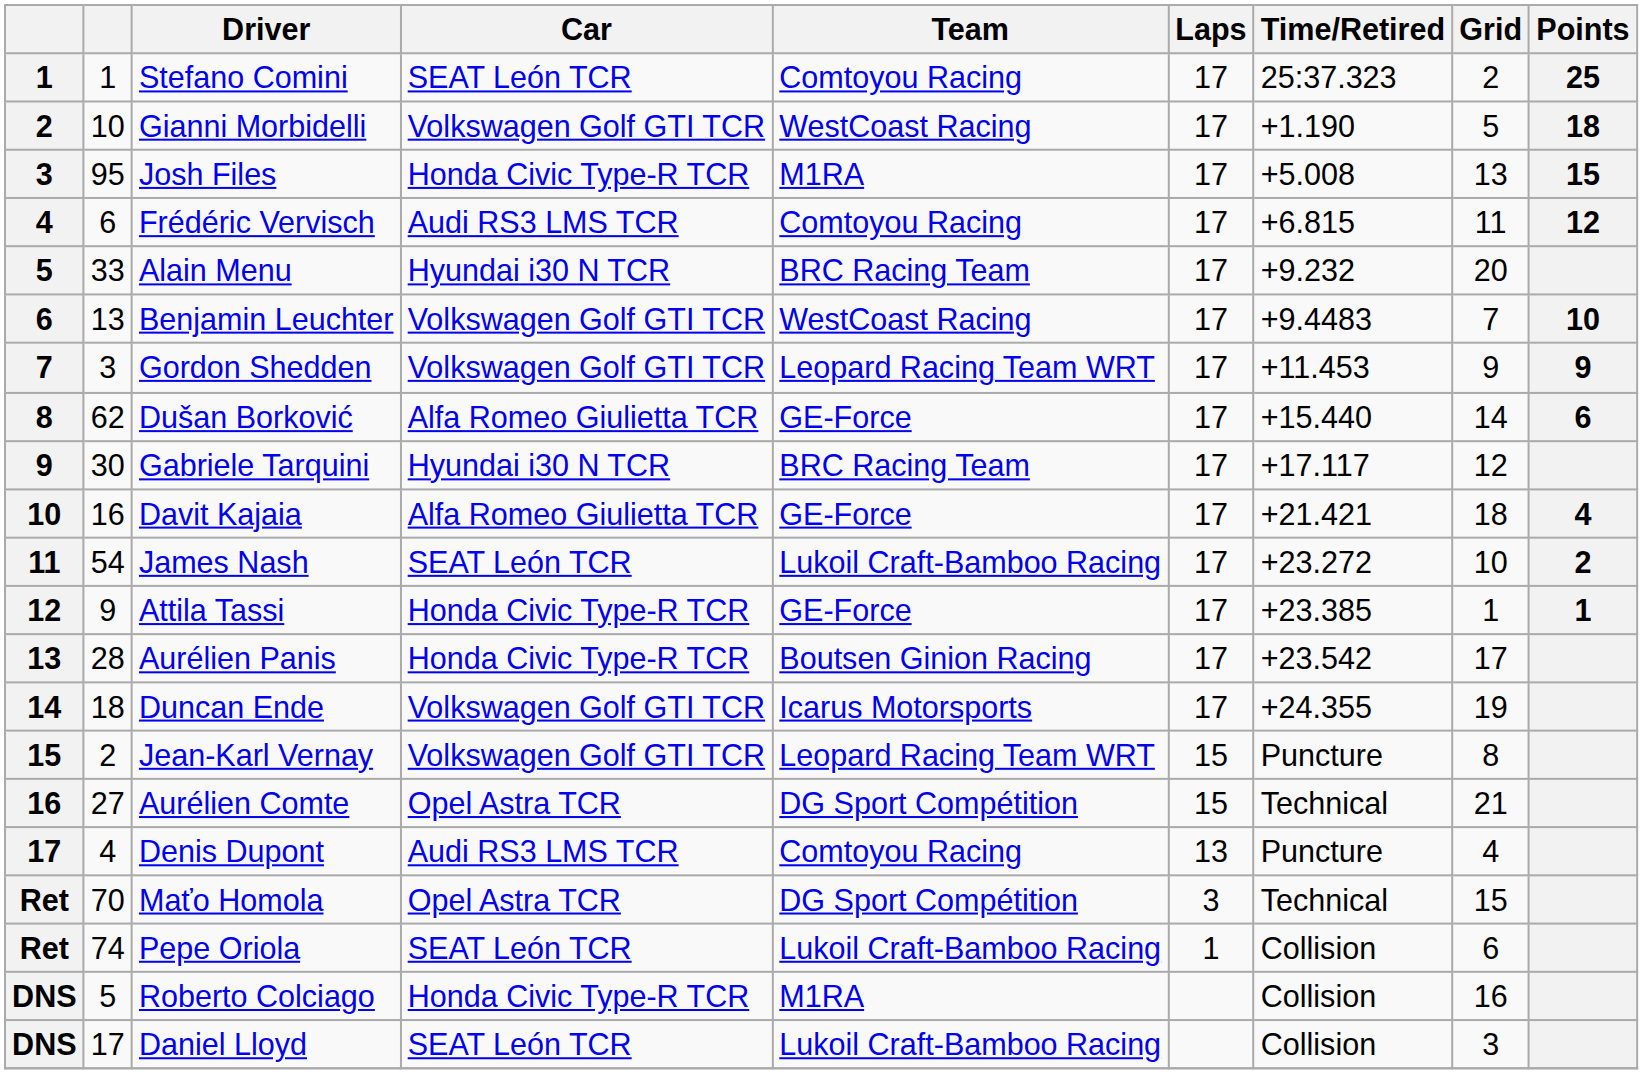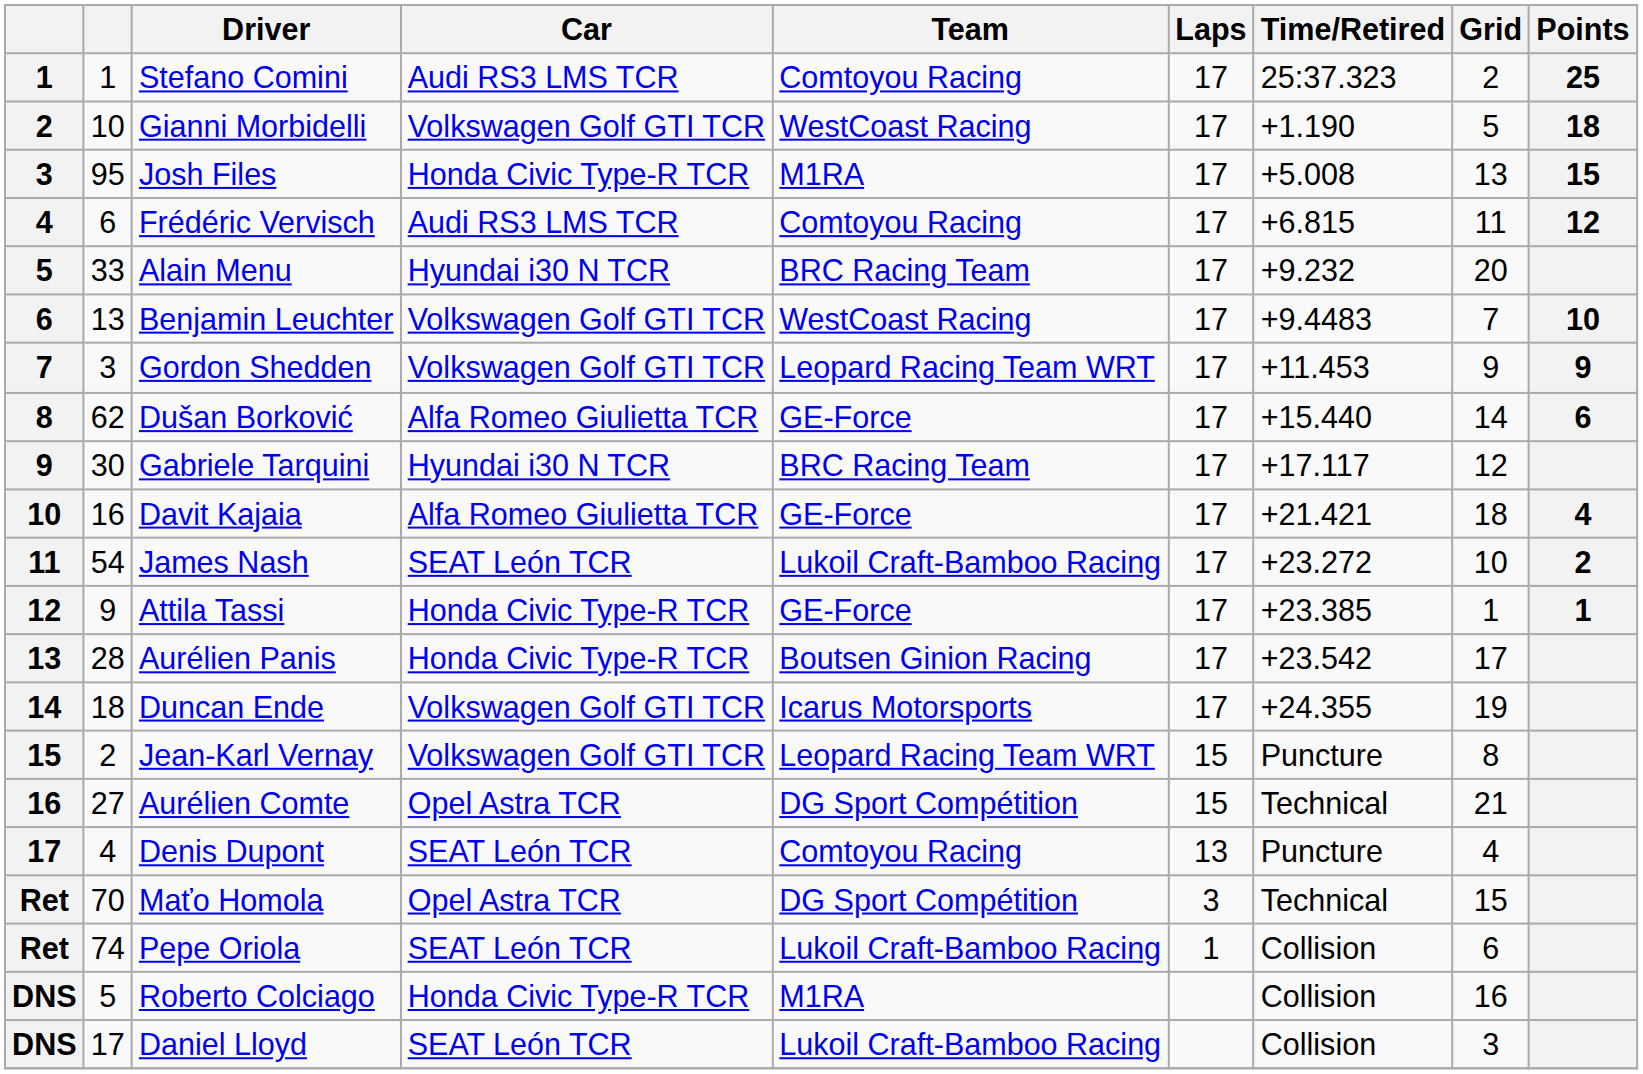(520, 78) SEAT León TCR -> (543, 78) Audi RS3 LMS TCR
(543, 852) Audi RS3 LMS TCR -> (520, 852) SEAT León TCR
